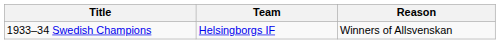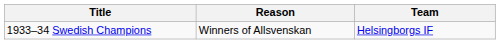columns swapped: (267, 13) <-> (416, 13)
